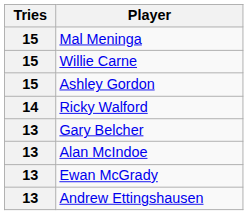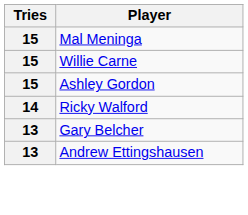- row: (103, 152)
- row: (109, 175)
